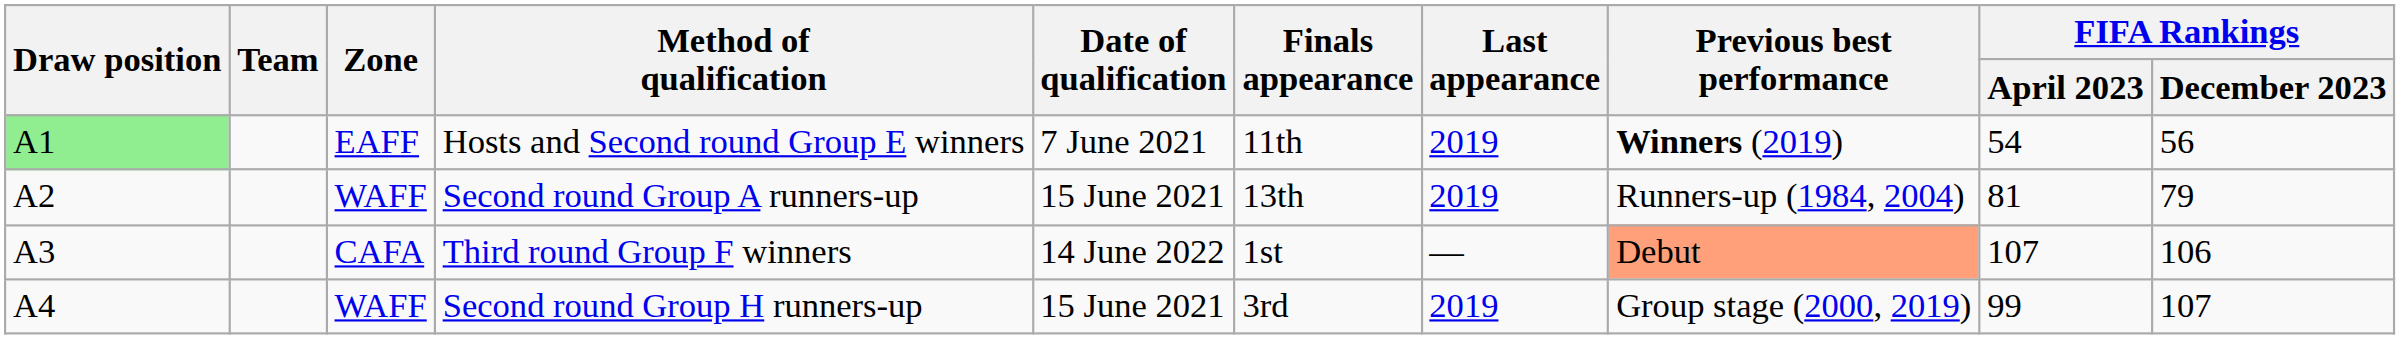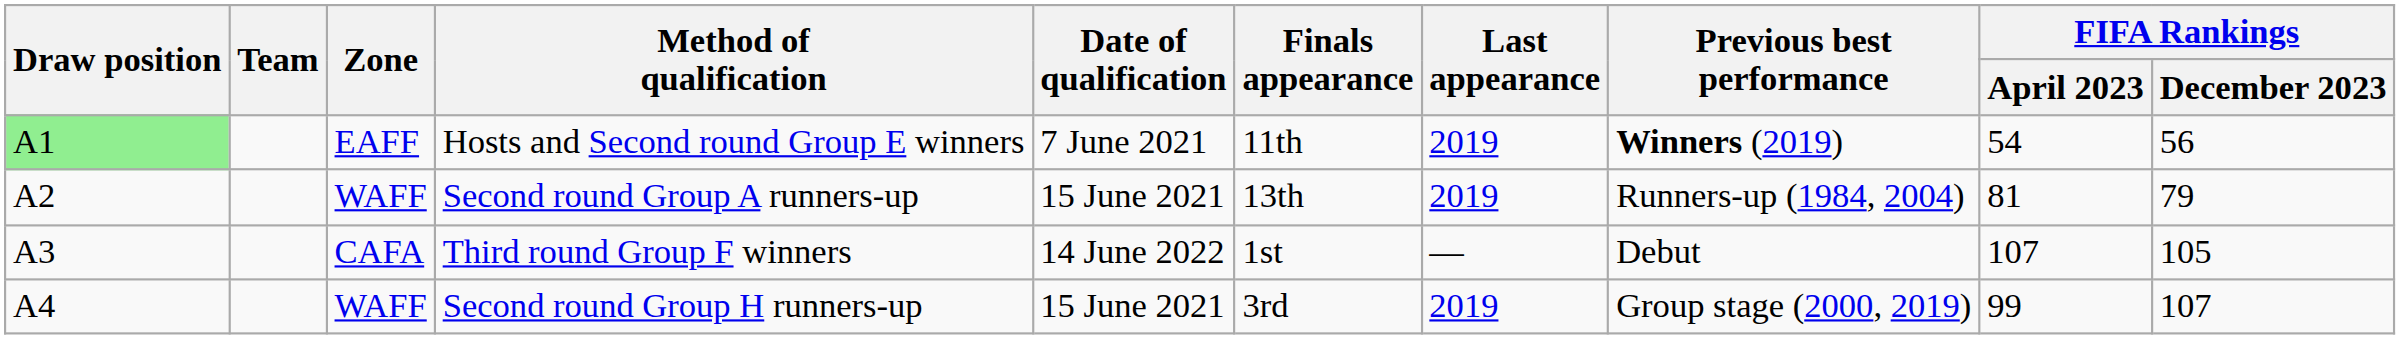(1658, 251) lightsalmon background -> (1658, 251) no background
(2186, 251) 106 -> (2186, 251) 105
